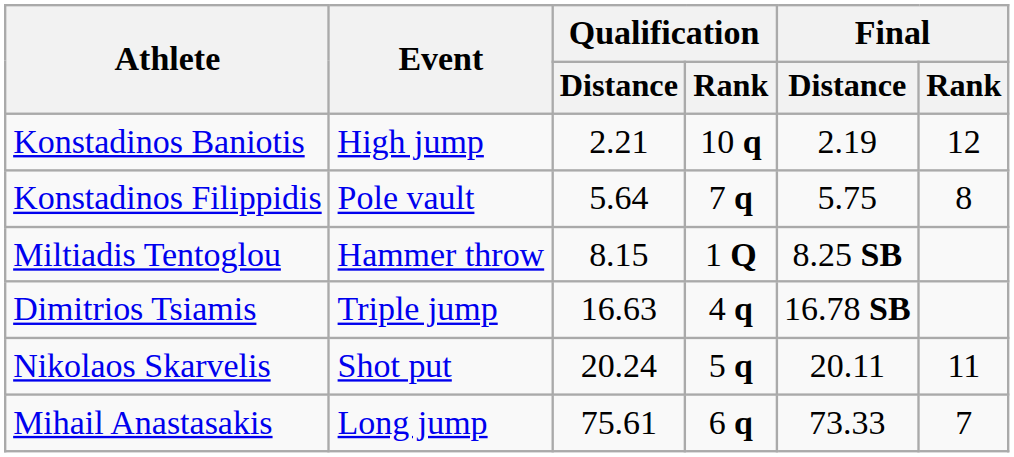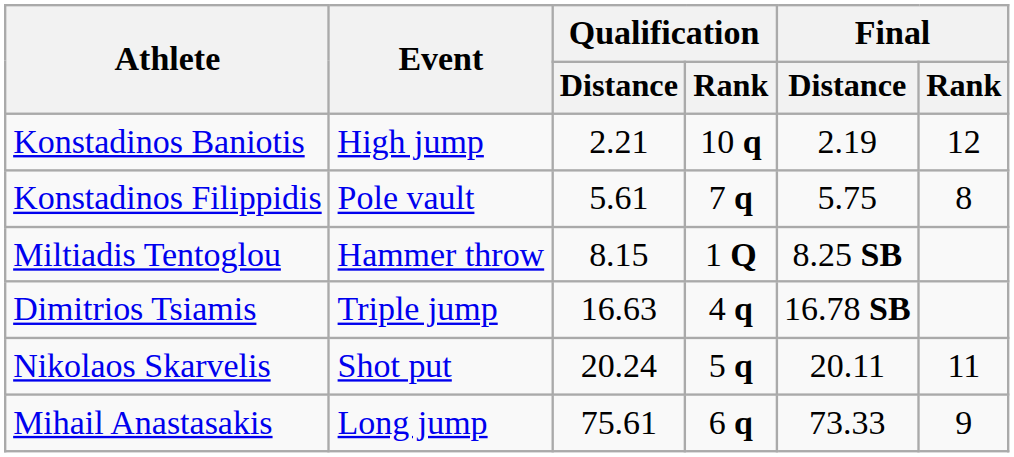(619, 198) 5.64 -> (619, 198) 5.61
(964, 422) 7 -> (964, 422) 9
